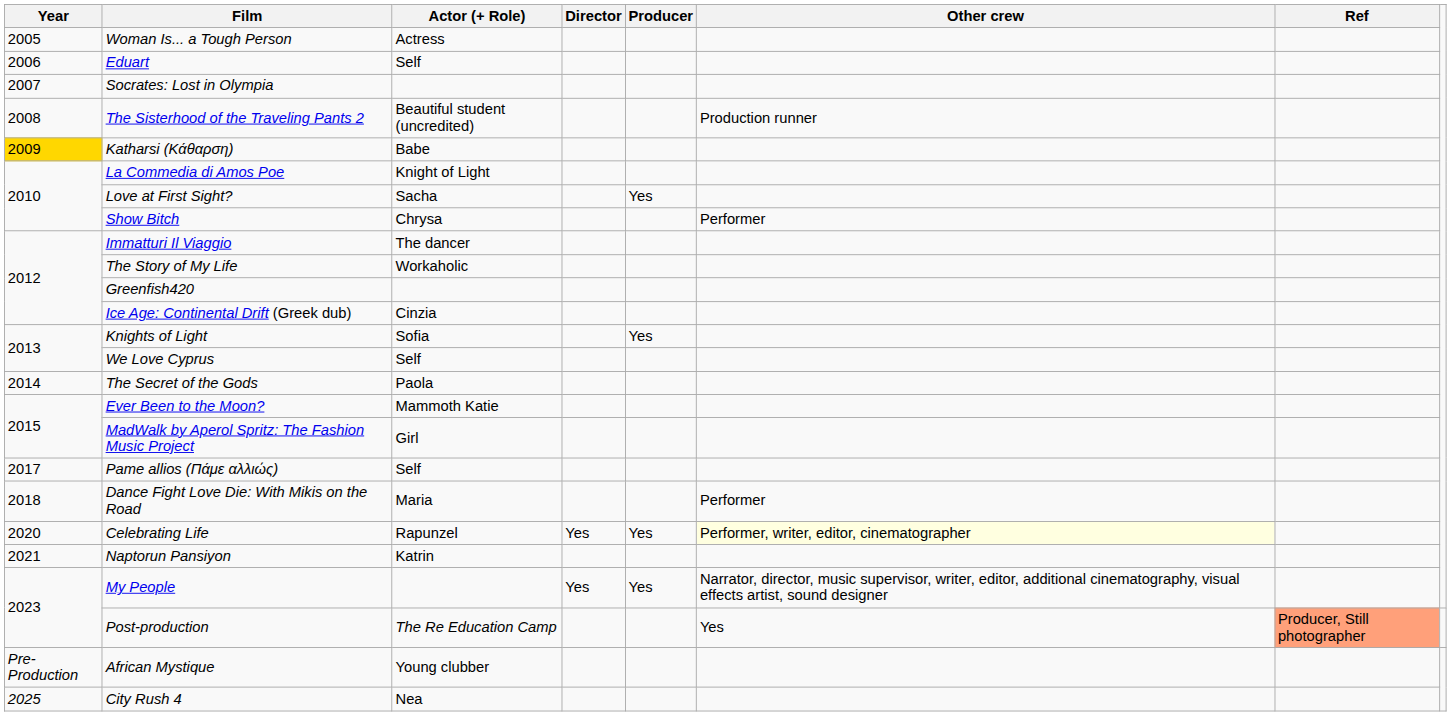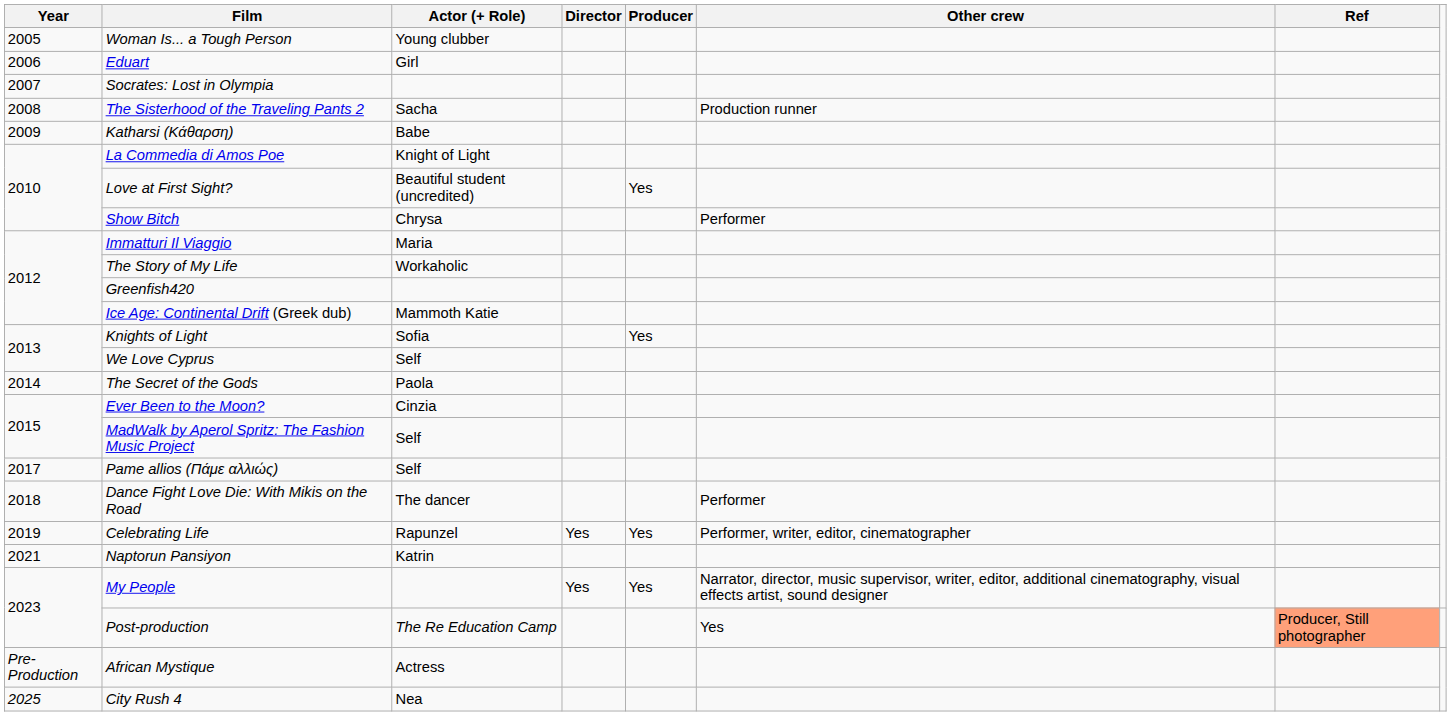(420, 39) Actress -> (442, 39) Young clubber
(408, 62) Self -> (407, 62) Girl
(450, 117) Beautiful student (uncredited) -> (416, 109) Sacha
(24, 149) gold background -> (24, 132) no background
(416, 196) Sacha -> (450, 187) Beautiful student (uncredited)
(433, 242) The dancer -> (414, 242) Maria
(416, 312) Cinzia -> (447, 312) Mammoth Katie
(447, 406) Mammoth Katie -> (416, 406) Cinzia
(407, 437) Girl -> (408, 437) Self
(414, 501) Maria -> (433, 501) The dancer
(24, 532) 2020 -> (24, 532) 2019
(835, 532) lightyellow background -> (835, 532) no background
(442, 667) Young clubber -> (420, 667) Actress
